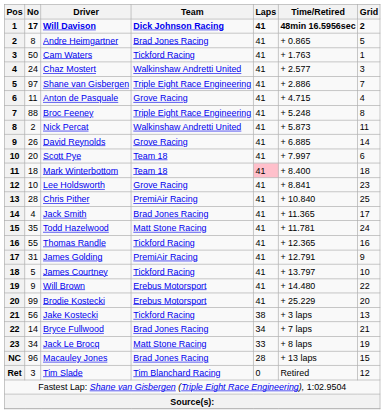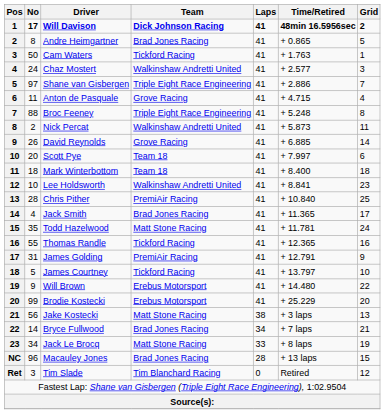(260, 170) pink background -> (260, 170) no background
(161, 185) Grove Racing -> (187, 185) Walkinshaw Andretti United
(164, 315) Tickford Racing -> (170, 315) Matt Stone Racing
